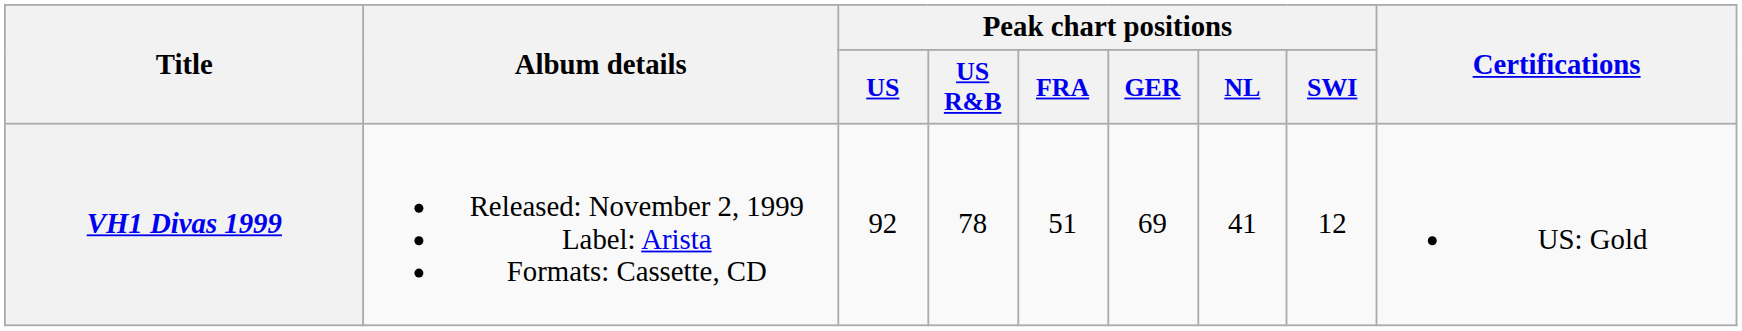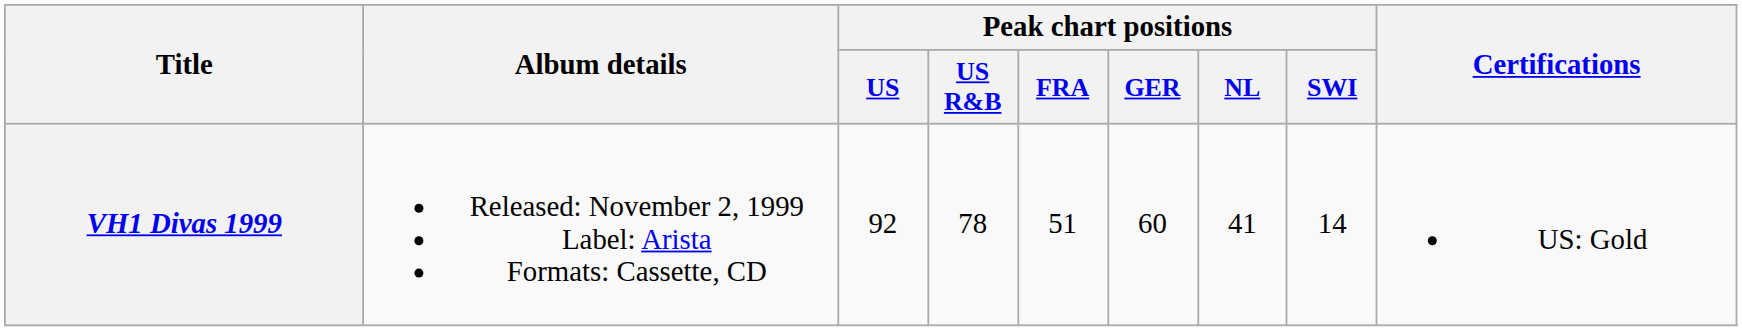(1152, 223) 69 -> (1152, 223) 60
(1332, 223) 12 -> (1332, 223) 14
